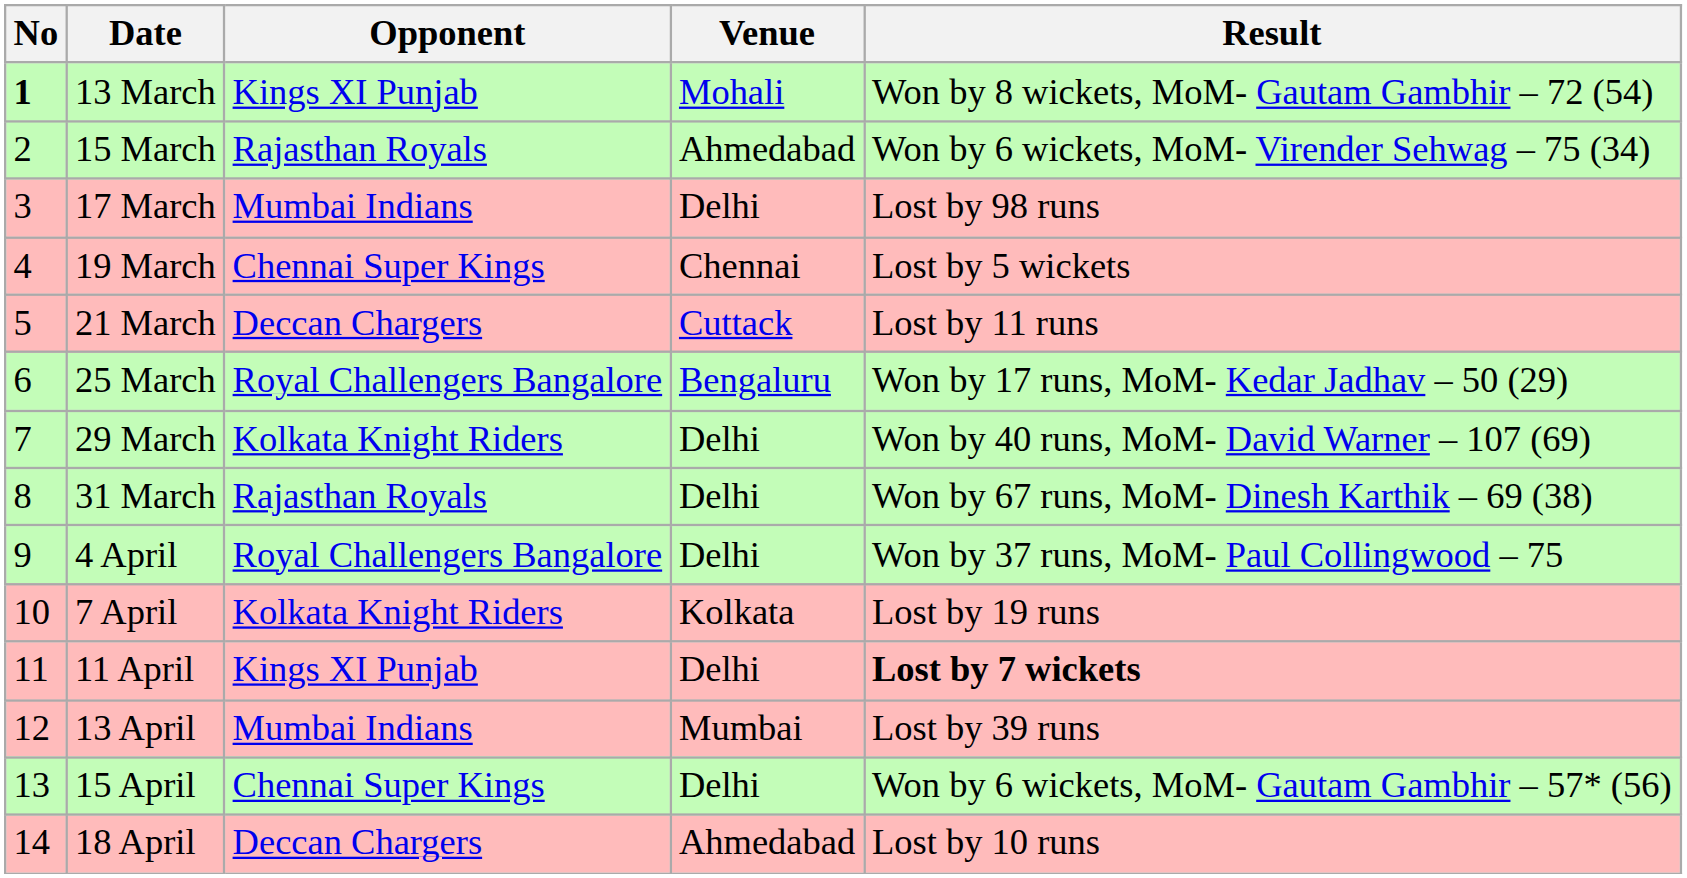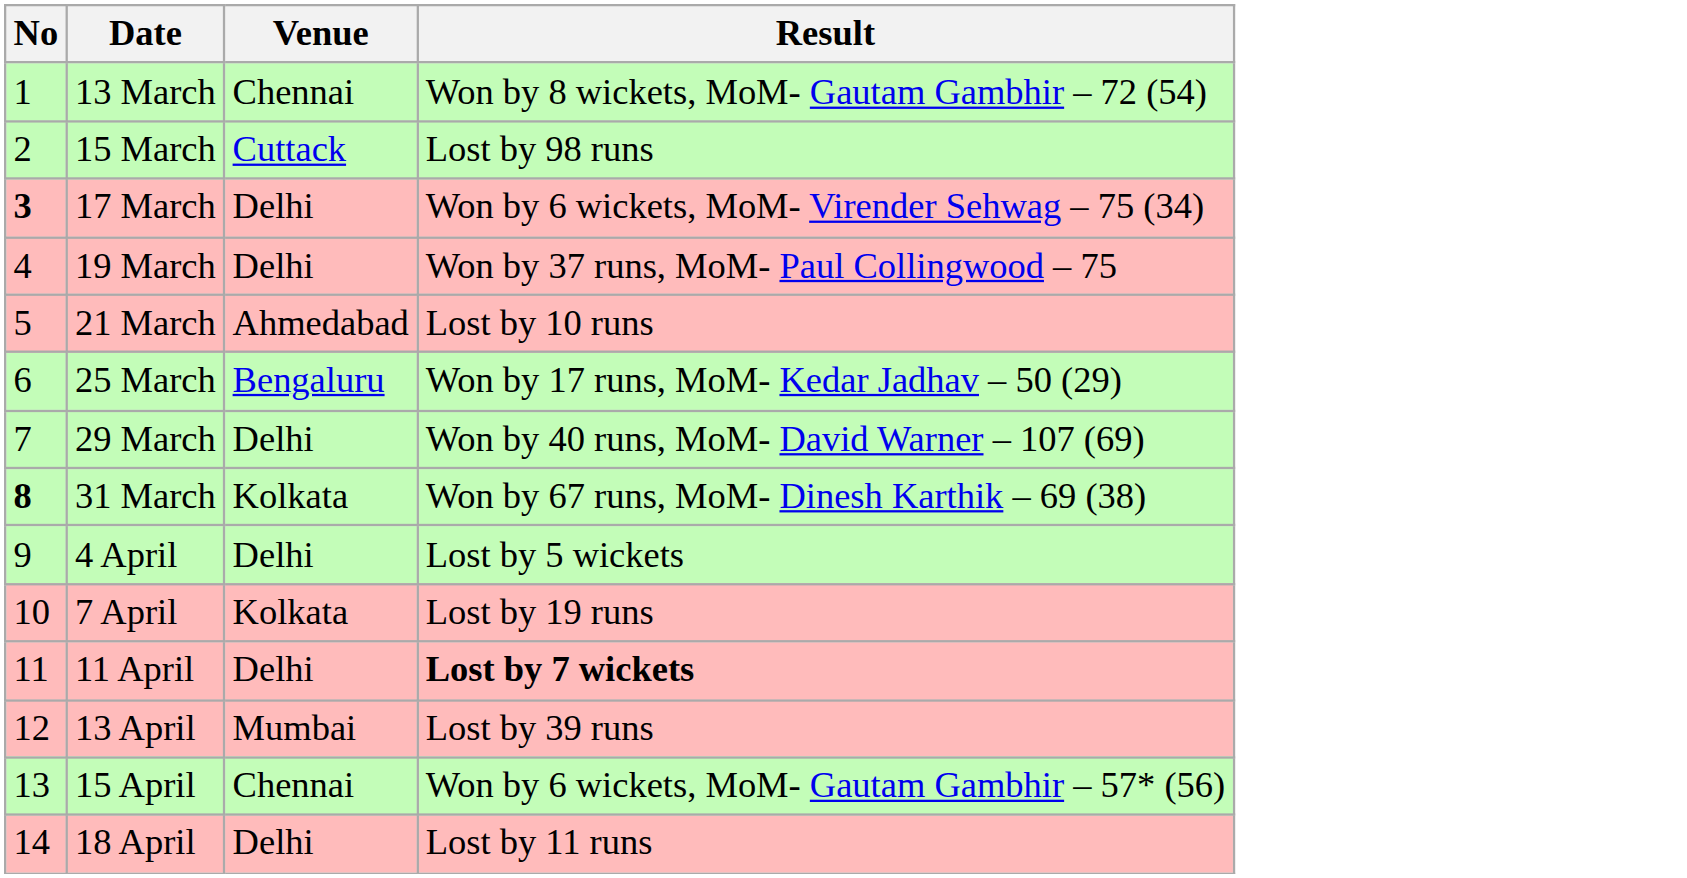- column: (447, 33)
(23, 91) bold -> (23, 91) normal
(732, 91) Mohali -> (293, 91) Chennai
(767, 149) Ahmedabad -> (289, 149) Cuttack
(1261, 149) Won by 6 wickets, MoM- Virender Sehwag – 75 (34) -> (540, 149) Lost by 98 runs
(23, 206) normal -> (23, 206) bold
(986, 206) Lost by 98 runs -> (815, 206) Won by 6 wickets, MoM- Virender Sehwag – 75 (34)
(740, 264) Chennai -> (273, 264) Delhi
(1001, 264) Lost by 5 wickets -> (771, 264) Won by 37 runs, MoM- Paul Collingwood – 75
(736, 322) Cuttack -> (321, 322) Ahmedabad
(985, 322) Lost by 11 runs -> (540, 322) Lost by 10 runs
(23, 496) normal -> (23, 496) bold
(719, 496) Delhi -> (290, 496) Kolkata
(1218, 554) Won by 37 runs, MoM- Paul Collingwood – 75 -> (555, 554) Lost by 5 wickets
(719, 785) Delhi -> (293, 785) Chennai
(767, 843) Ahmedabad -> (273, 843) Delhi
(986, 843) Lost by 10 runs -> (539, 843) Lost by 11 runs
